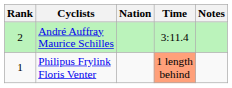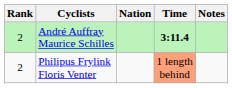(175, 37) normal -> (175, 37) bold
(20, 67) 1 -> (20, 67) 2
